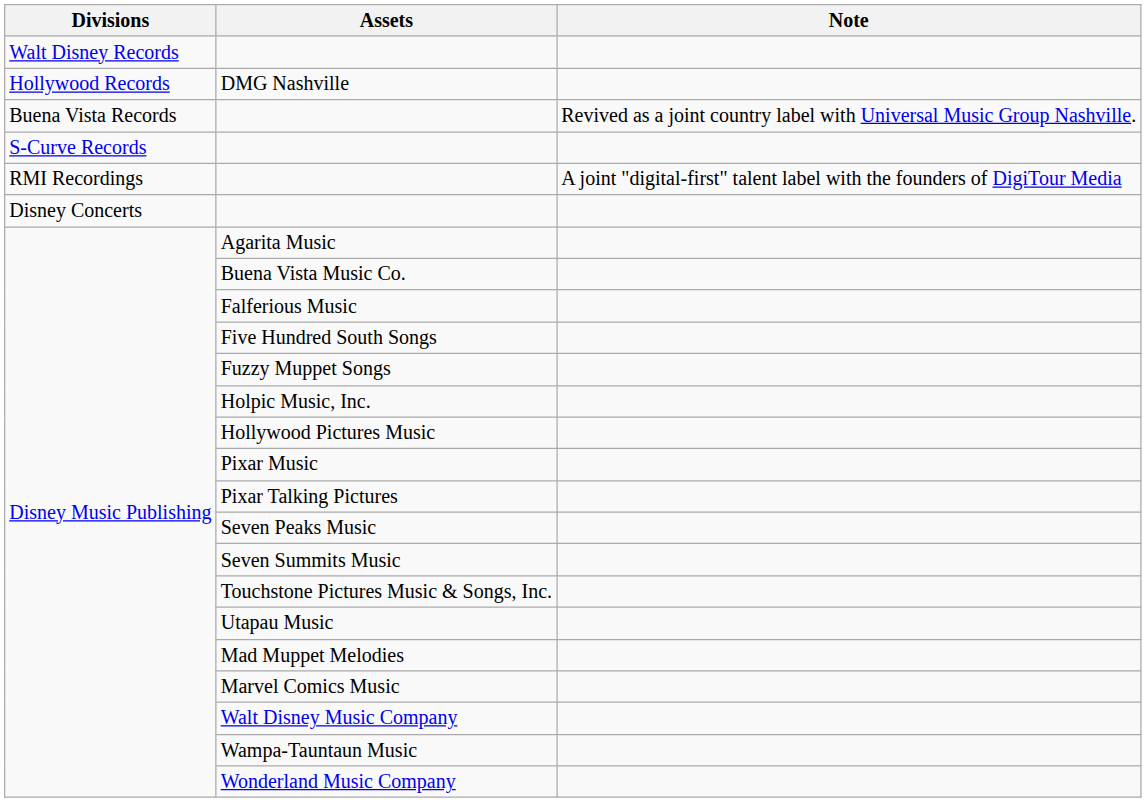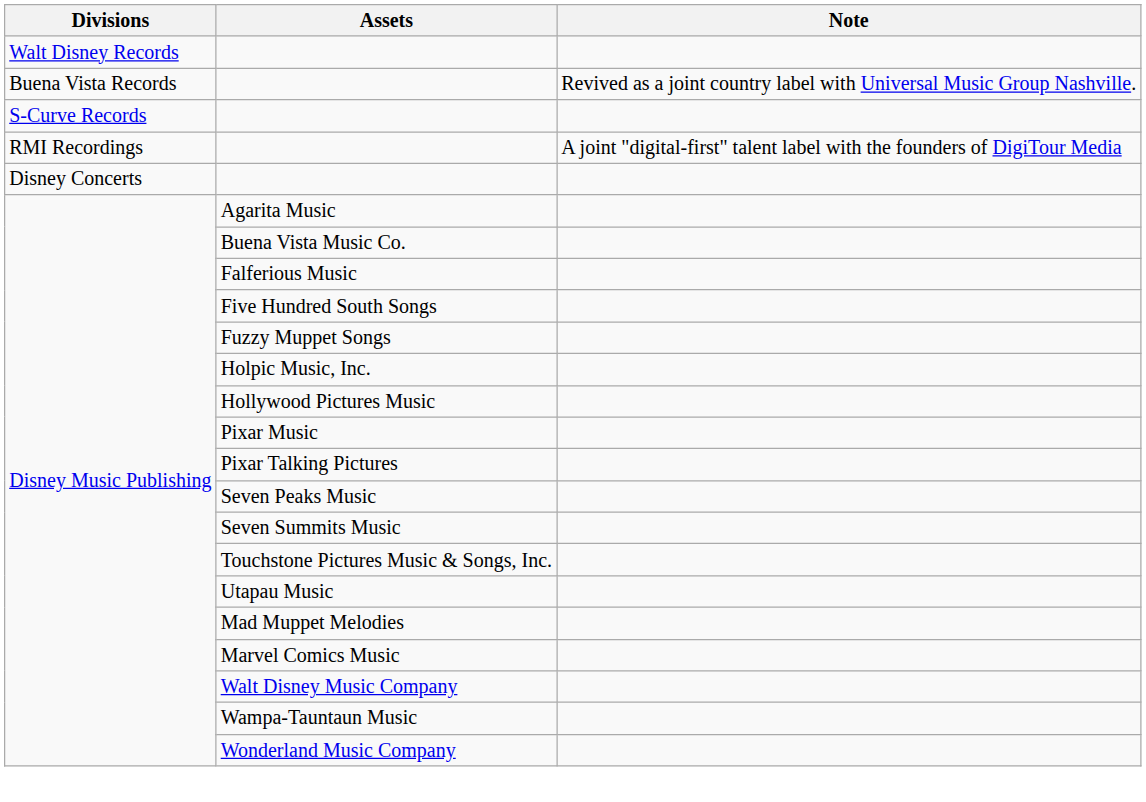- row: (90, 83)
